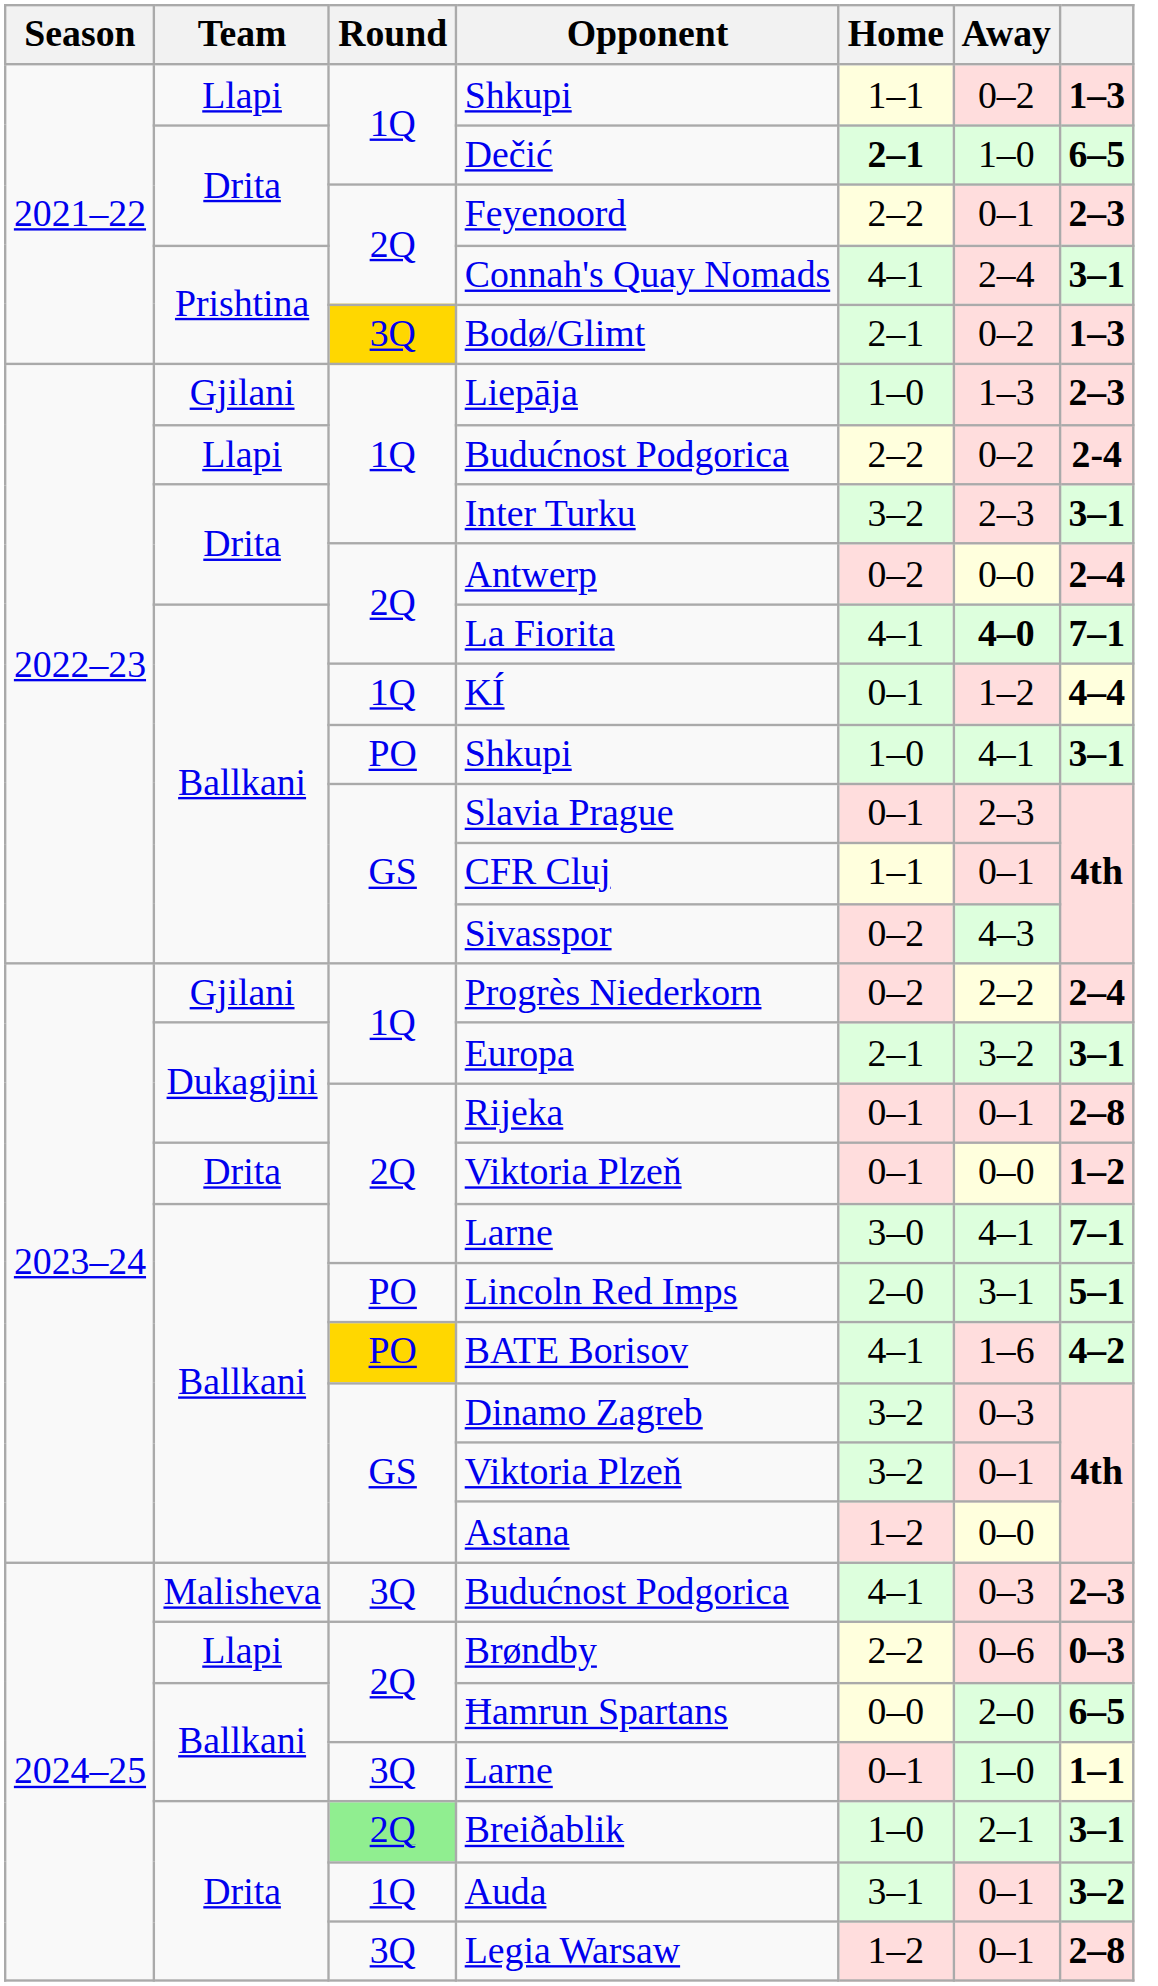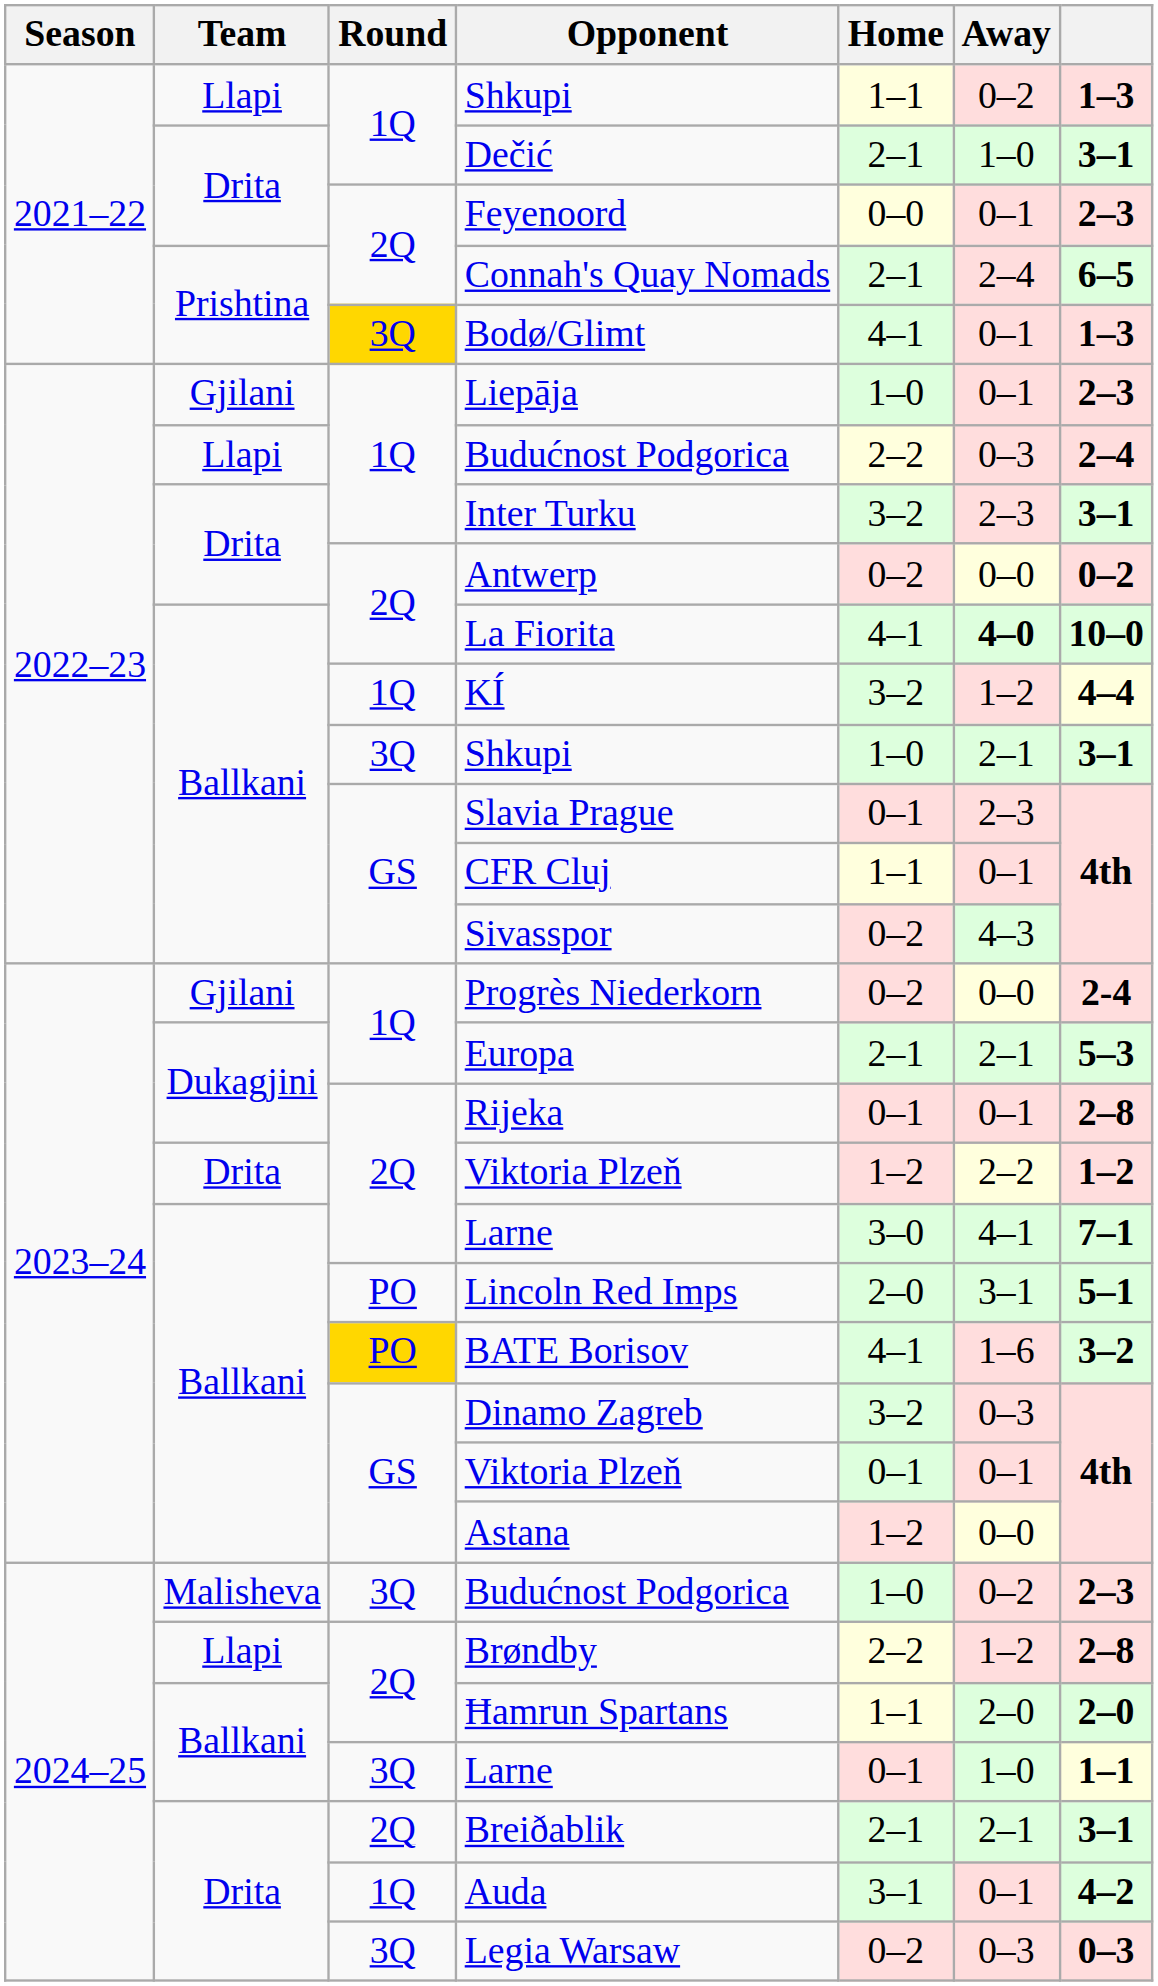(896, 154) bold -> (896, 154) normal
(1097, 154) 6–5 -> (1106, 154) 3–1
(896, 214) 2–2 -> (896, 214) 0–0
(896, 273) 4–1 -> (896, 273) 2–1
(1097, 273) 3–1 -> (1106, 273) 6–5
(896, 333) 2–1 -> (896, 333) 4–1
(1006, 333) 0–2 -> (1006, 333) 0–1
(1006, 393) 1–3 -> (1006, 393) 0–1
(1006, 453) 0–2 -> (1006, 453) 0–3
(1097, 453) 2-4 -> (1106, 453) 2–4
(1097, 573) 2–4 -> (1106, 573) 0–2
(1097, 633) 7–1 -> (1106, 633) 10–0
(896, 693) 0–1 -> (896, 693) 3–2
(393, 753) PO -> (393, 753) 3Q
(1006, 753) 4–1 -> (1006, 753) 2–1
(1006, 992) 2–2 -> (1006, 992) 0–0
(1097, 992) 2–4 -> (1106, 992) 2-4
(1006, 1052) 3–2 -> (1006, 1052) 2–1
(1097, 1052) 3–1 -> (1106, 1052) 5–3
(896, 1172) 0–1 -> (896, 1172) 1–2
(1006, 1172) 0–0 -> (1006, 1172) 2–2
(1097, 1351) 4–2 -> (1106, 1351) 3–2
(896, 1471) 3–2 -> (896, 1471) 0–1
(896, 1591) 4–1 -> (896, 1591) 1–0
(1006, 1591) 0–3 -> (1006, 1591) 0–2
(1006, 1651) 0–6 -> (1006, 1651) 1–2
(1097, 1651) 0–3 -> (1106, 1651) 2–8
(896, 1711) 0–0 -> (896, 1711) 1–1
(1097, 1711) 6–5 -> (1106, 1711) 2–0
(393, 1830) lightgreen background -> (393, 1830) no background
(896, 1830) 1–0 -> (896, 1830) 2–1
(1097, 1890) 3–2 -> (1106, 1890) 4–2
(896, 1950) 1–2 -> (896, 1950) 0–2
(1006, 1950) 0–1 -> (1006, 1950) 0–3
(1097, 1950) 2–8 -> (1106, 1950) 0–3
